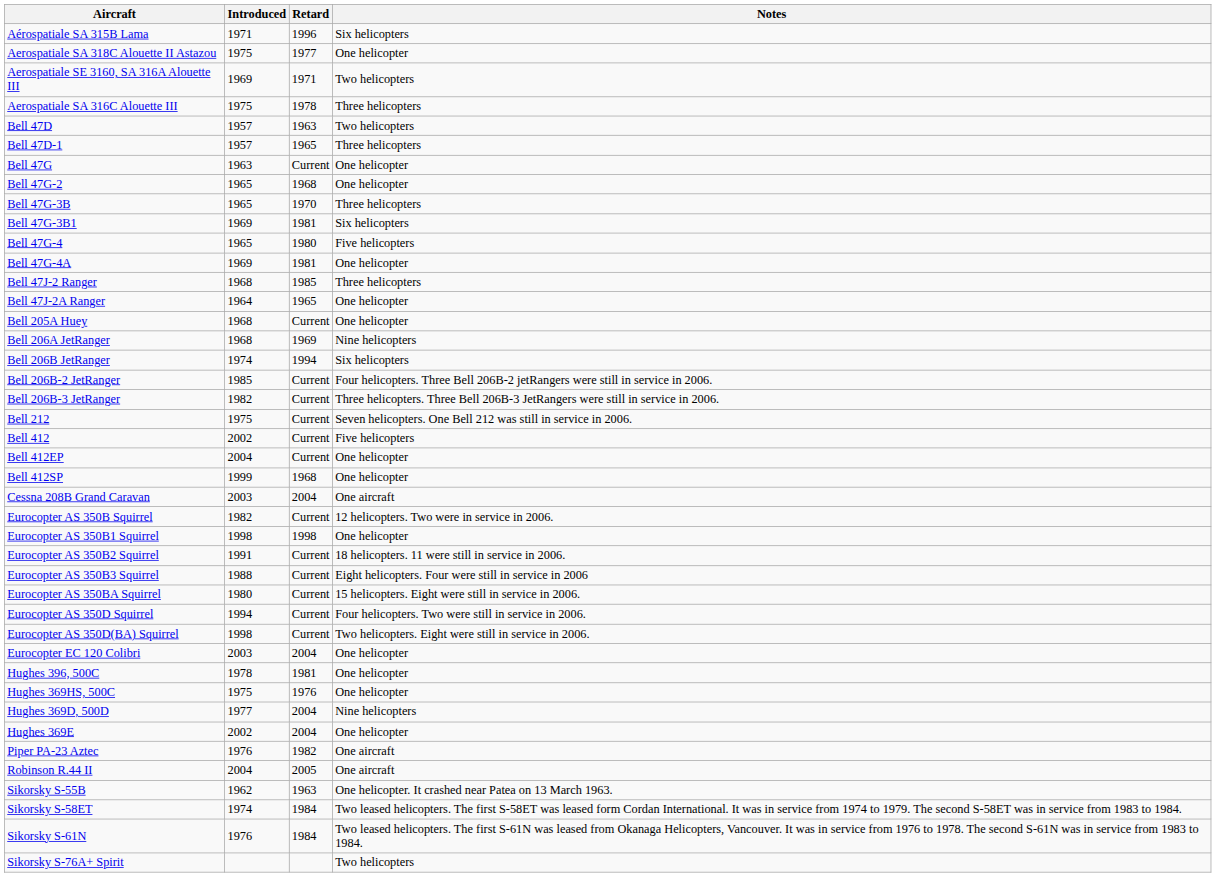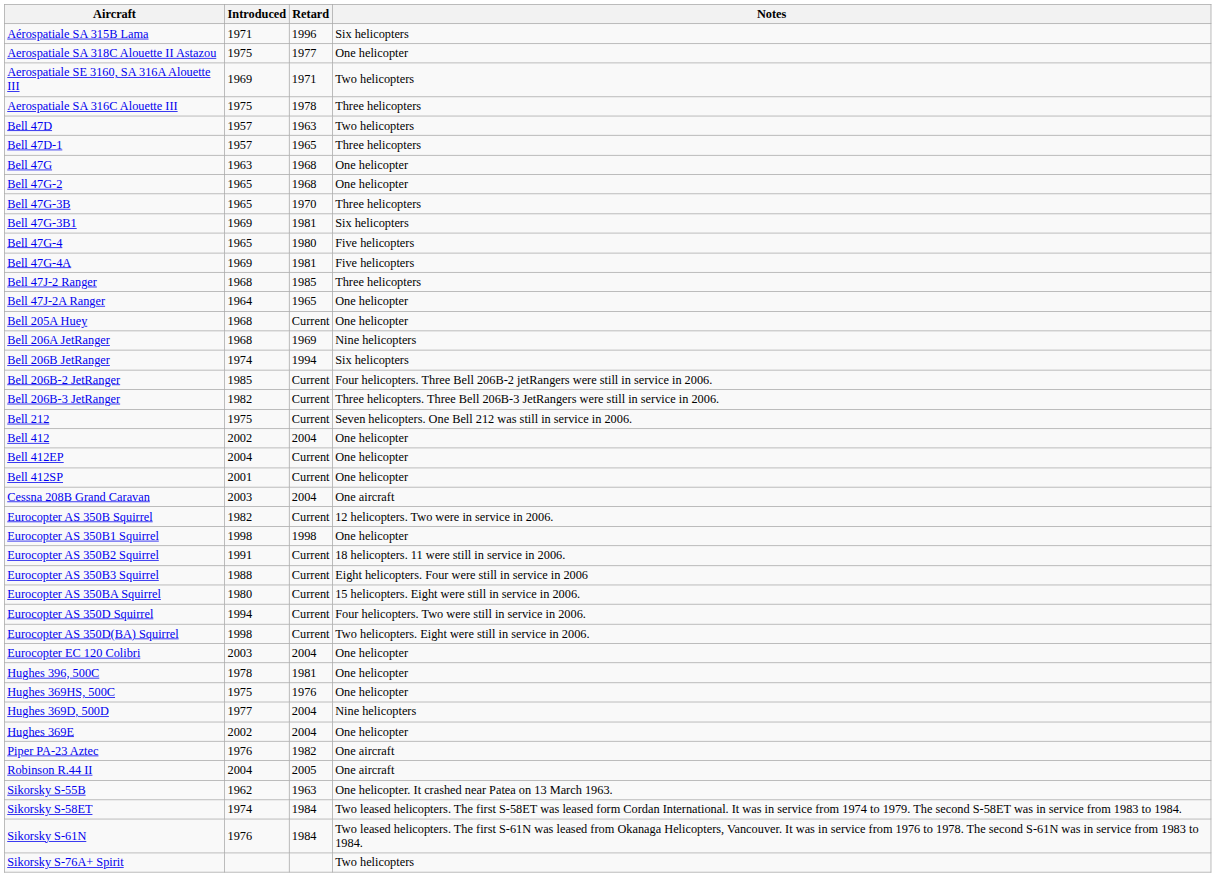(311, 164) Current -> (304, 164) 1968
(372, 262) One helicopter -> (375, 262) Five helicopters
(311, 438) Current -> (304, 438) 2004
(375, 438) Five helicopters -> (372, 438) One helicopter
(240, 477) 1999 -> (240, 477) 2001
(304, 477) 1968 -> (311, 477) Current
